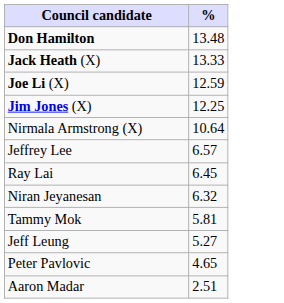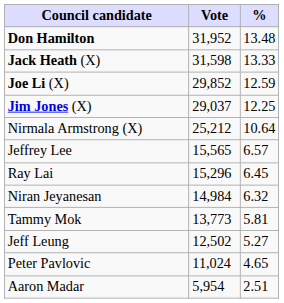+ column: (215, 15)
